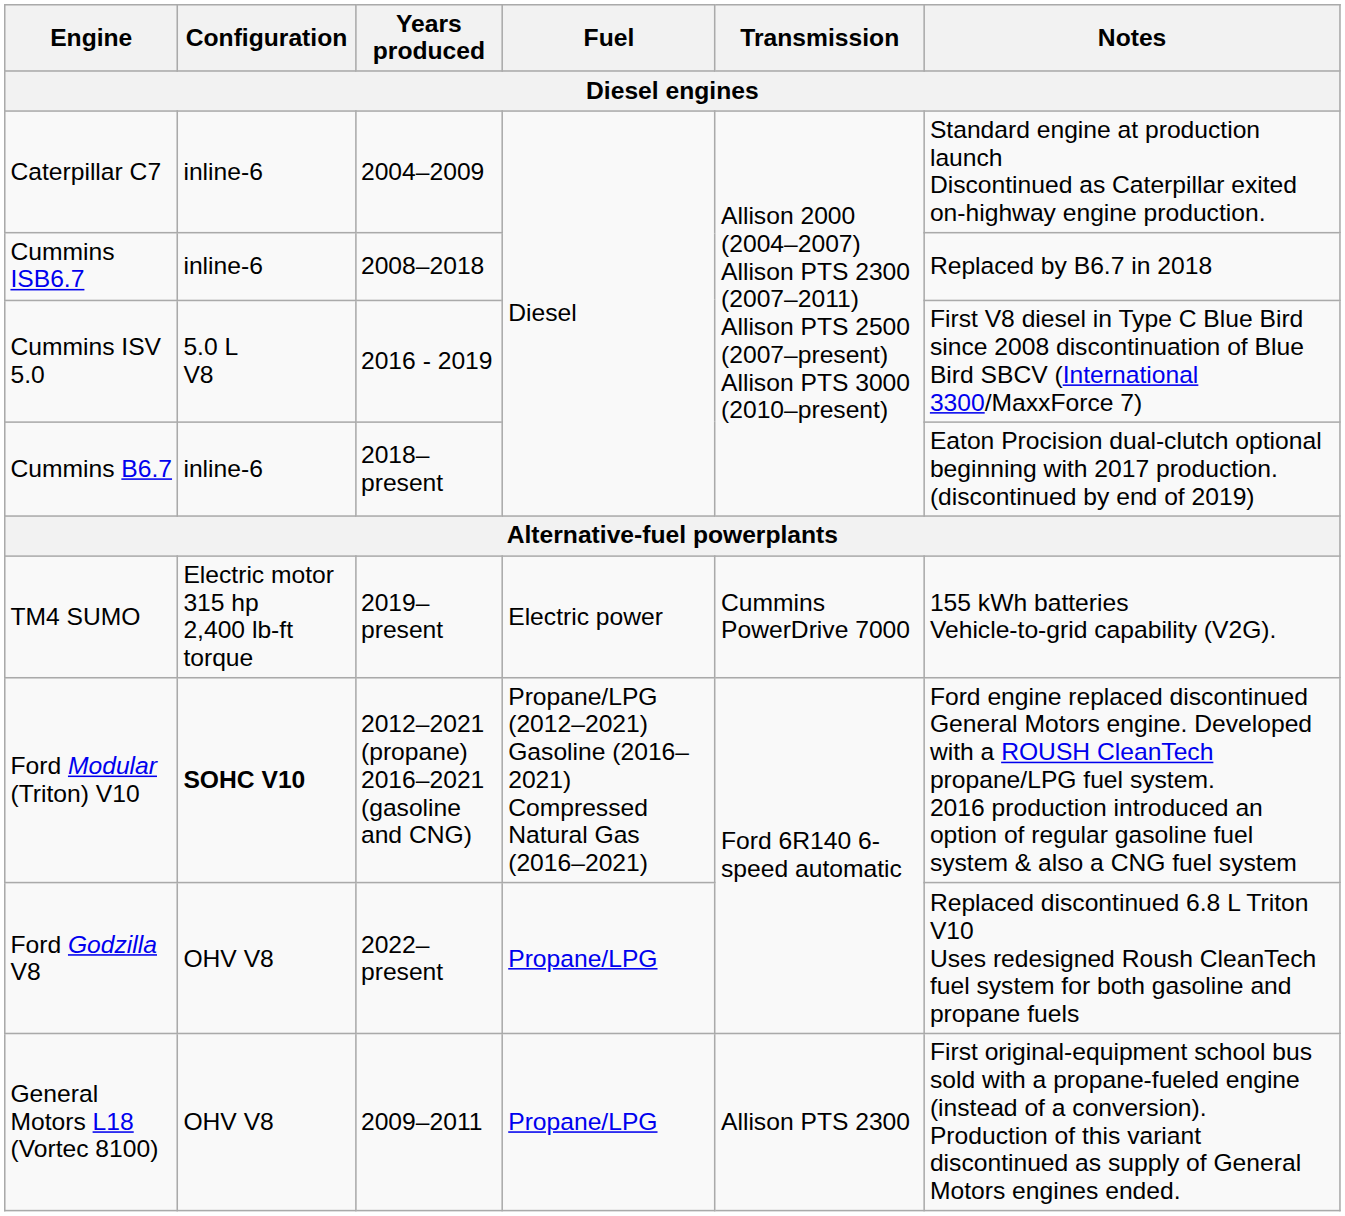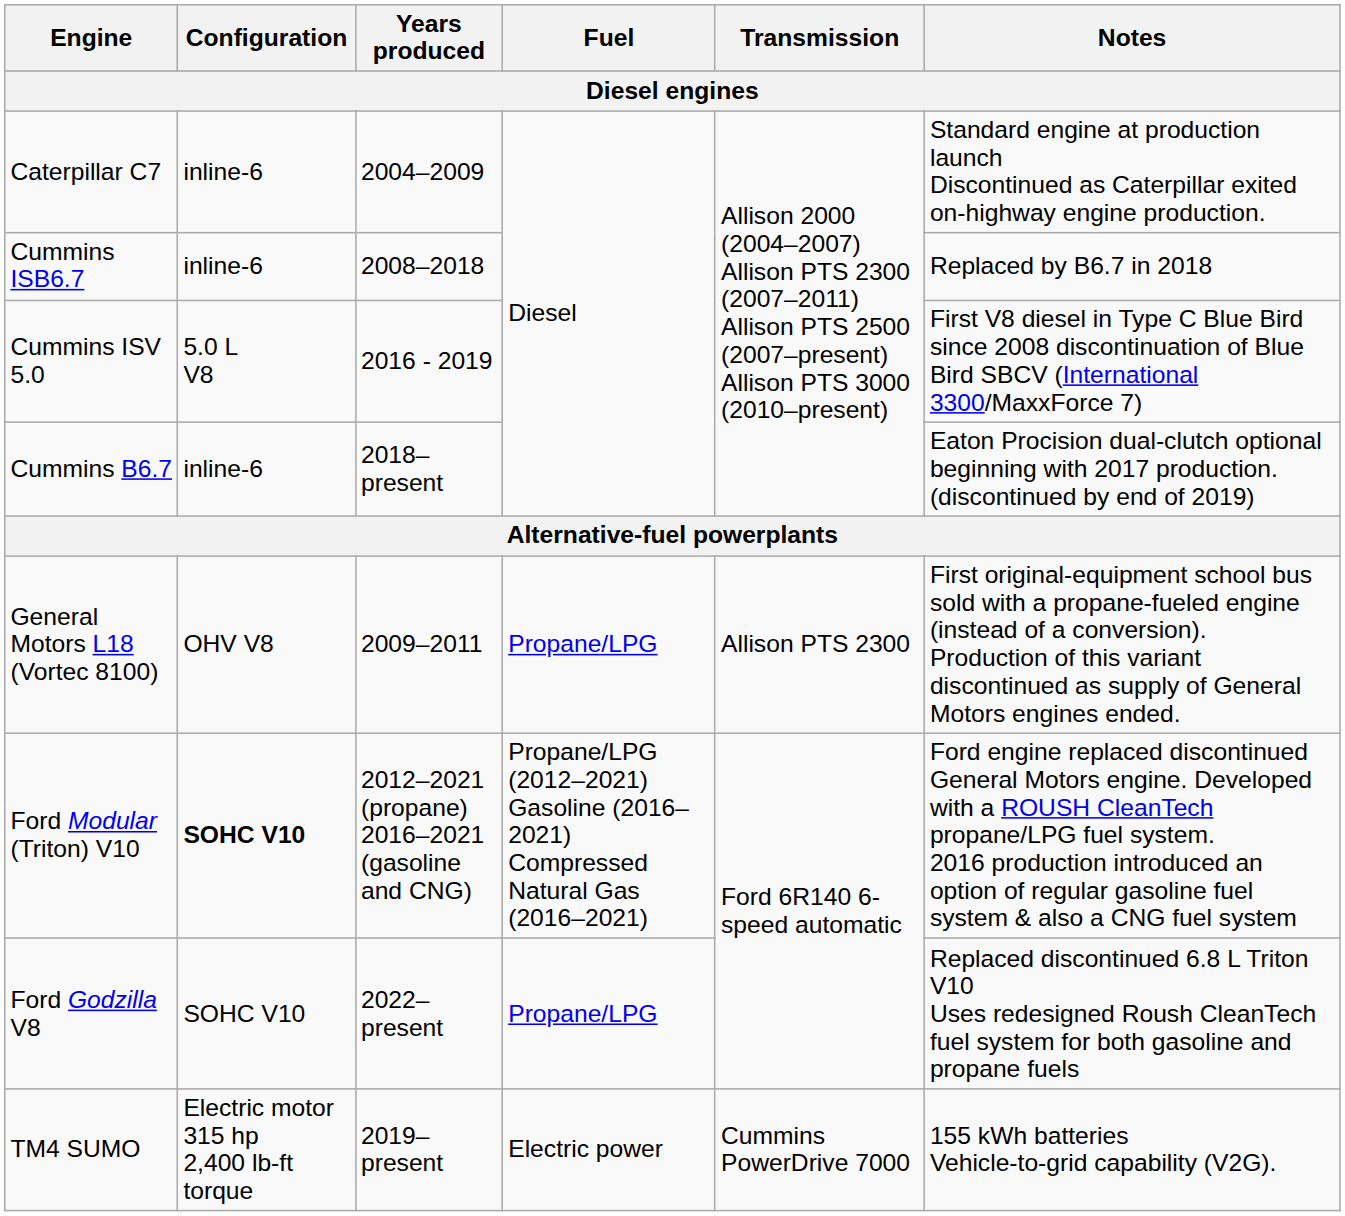rows swapped: (84, 1121) <-> (75, 616)
(229, 957) OHV V8 -> (244, 1013) SOHC V10
